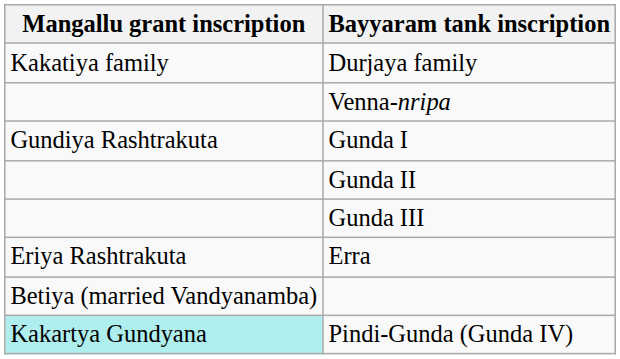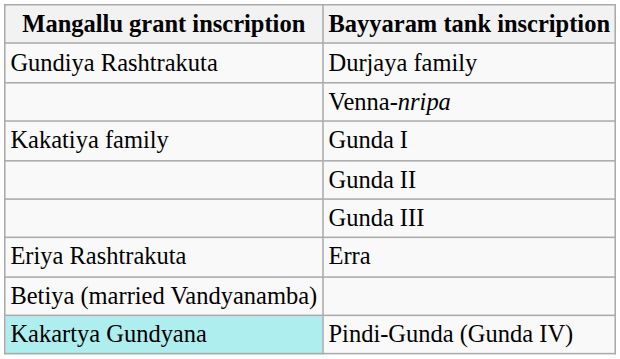(90, 62) Kakatiya family -> (114, 62) Gundiya Rashtrakuta
(114, 140) Gundiya Rashtrakuta -> (90, 140) Kakatiya family
